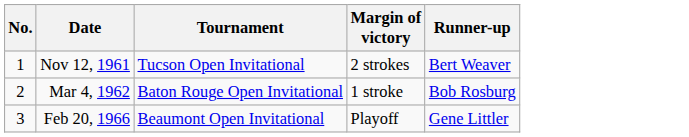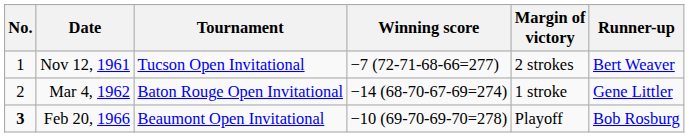+ column: (429, 27)
(472, 91) Bob Rosburg -> (633, 91) Gene Littler
(20, 118) normal -> (20, 118) bold
(469, 118) Gene Littler -> (636, 118) Bob Rosburg
